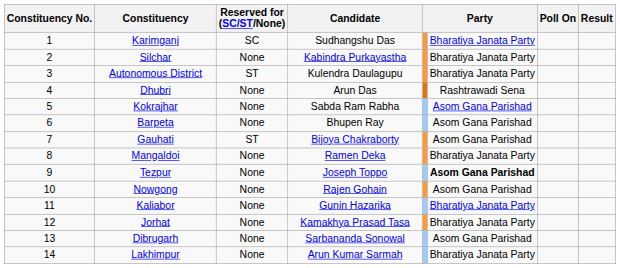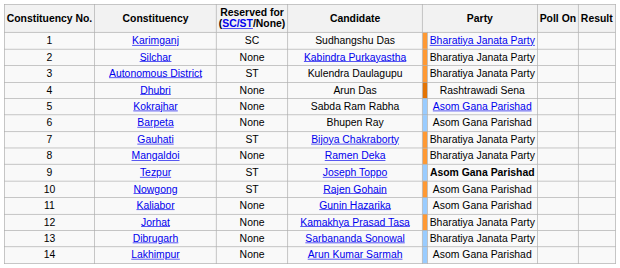(482, 139) Asom Gana Parishad -> (482, 139) Bharatiya Janata Party
(252, 172) None -> (252, 172) ST
(252, 189) None -> (252, 189) ST
(482, 205) Bharatiya Janata Party -> (482, 205) Asom Gana Parishad
(482, 238) Asom Gana Parishad -> (482, 238) Bharatiya Janata Party
(482, 255) Bharatiya Janata Party -> (482, 255) Asom Gana Parishad
